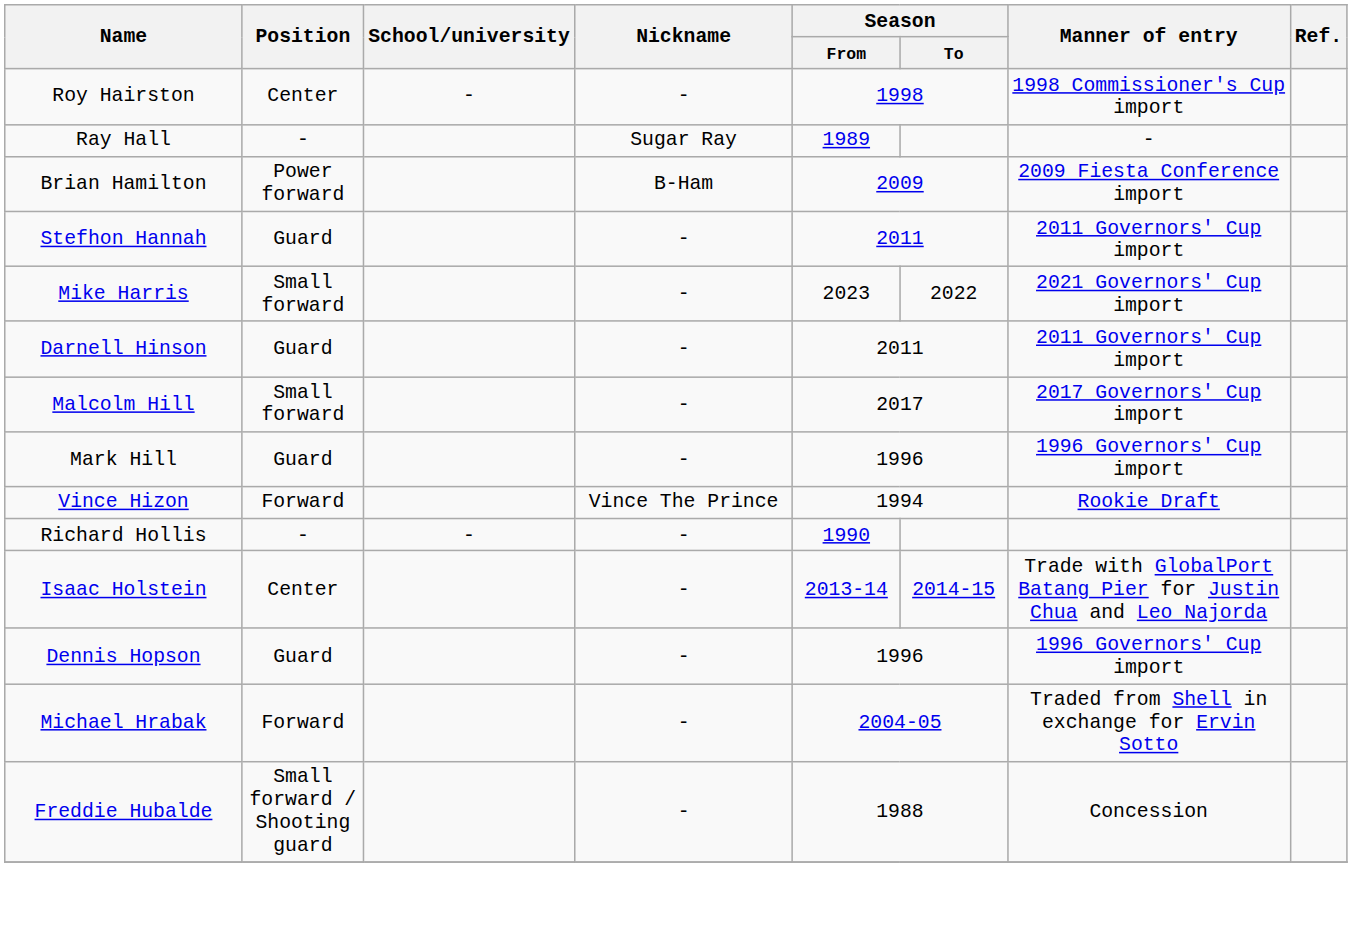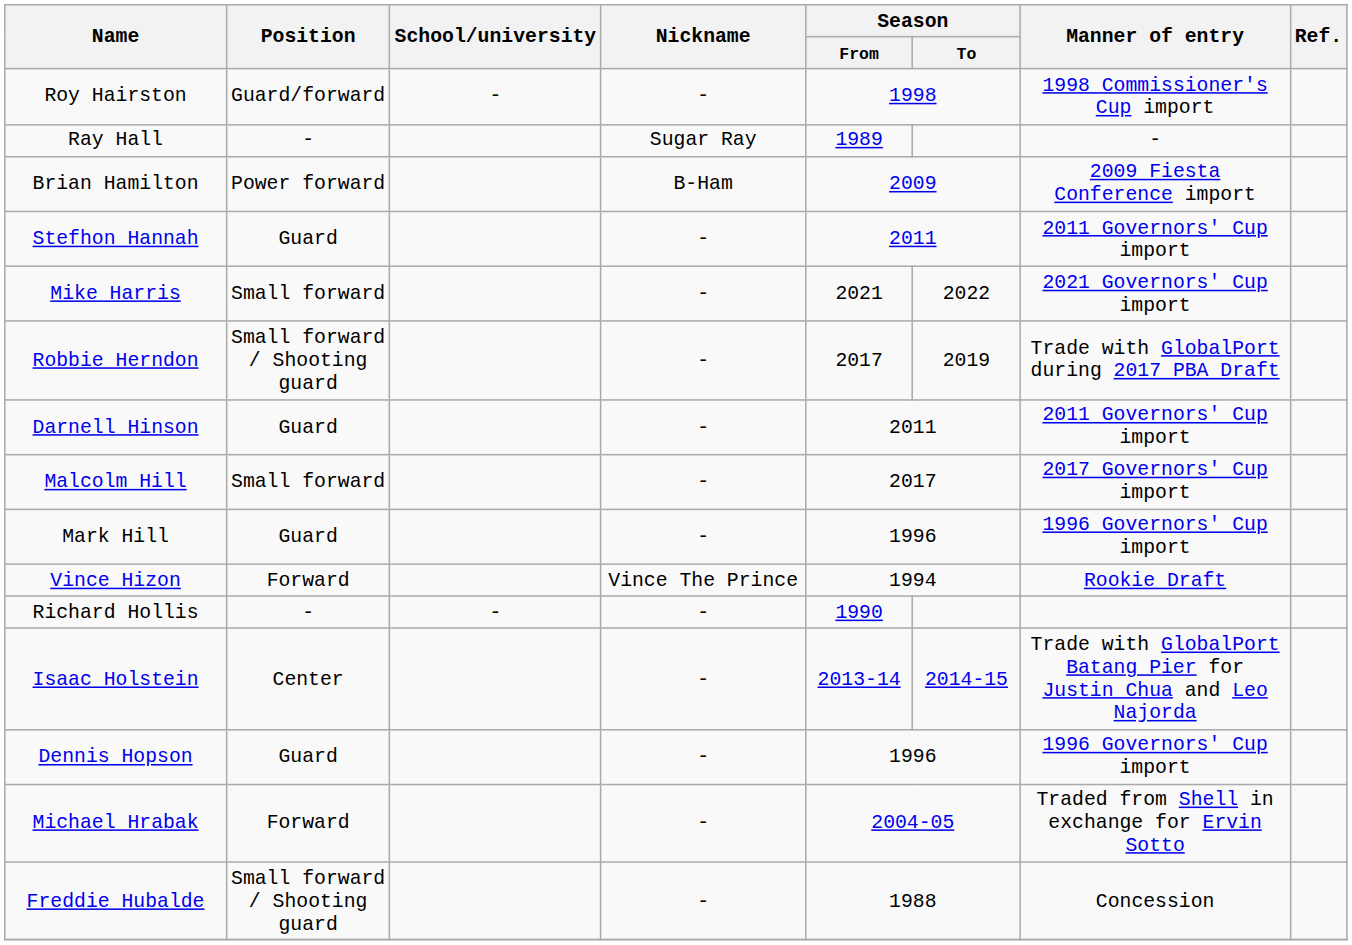(303, 97) Center -> (308, 97) Guard/forward
(846, 294) 2023 -> (859, 294) 2021
+ row: (116, 360)
